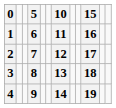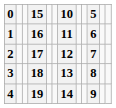columns swapped: (34, 14) <-> (90, 14)
